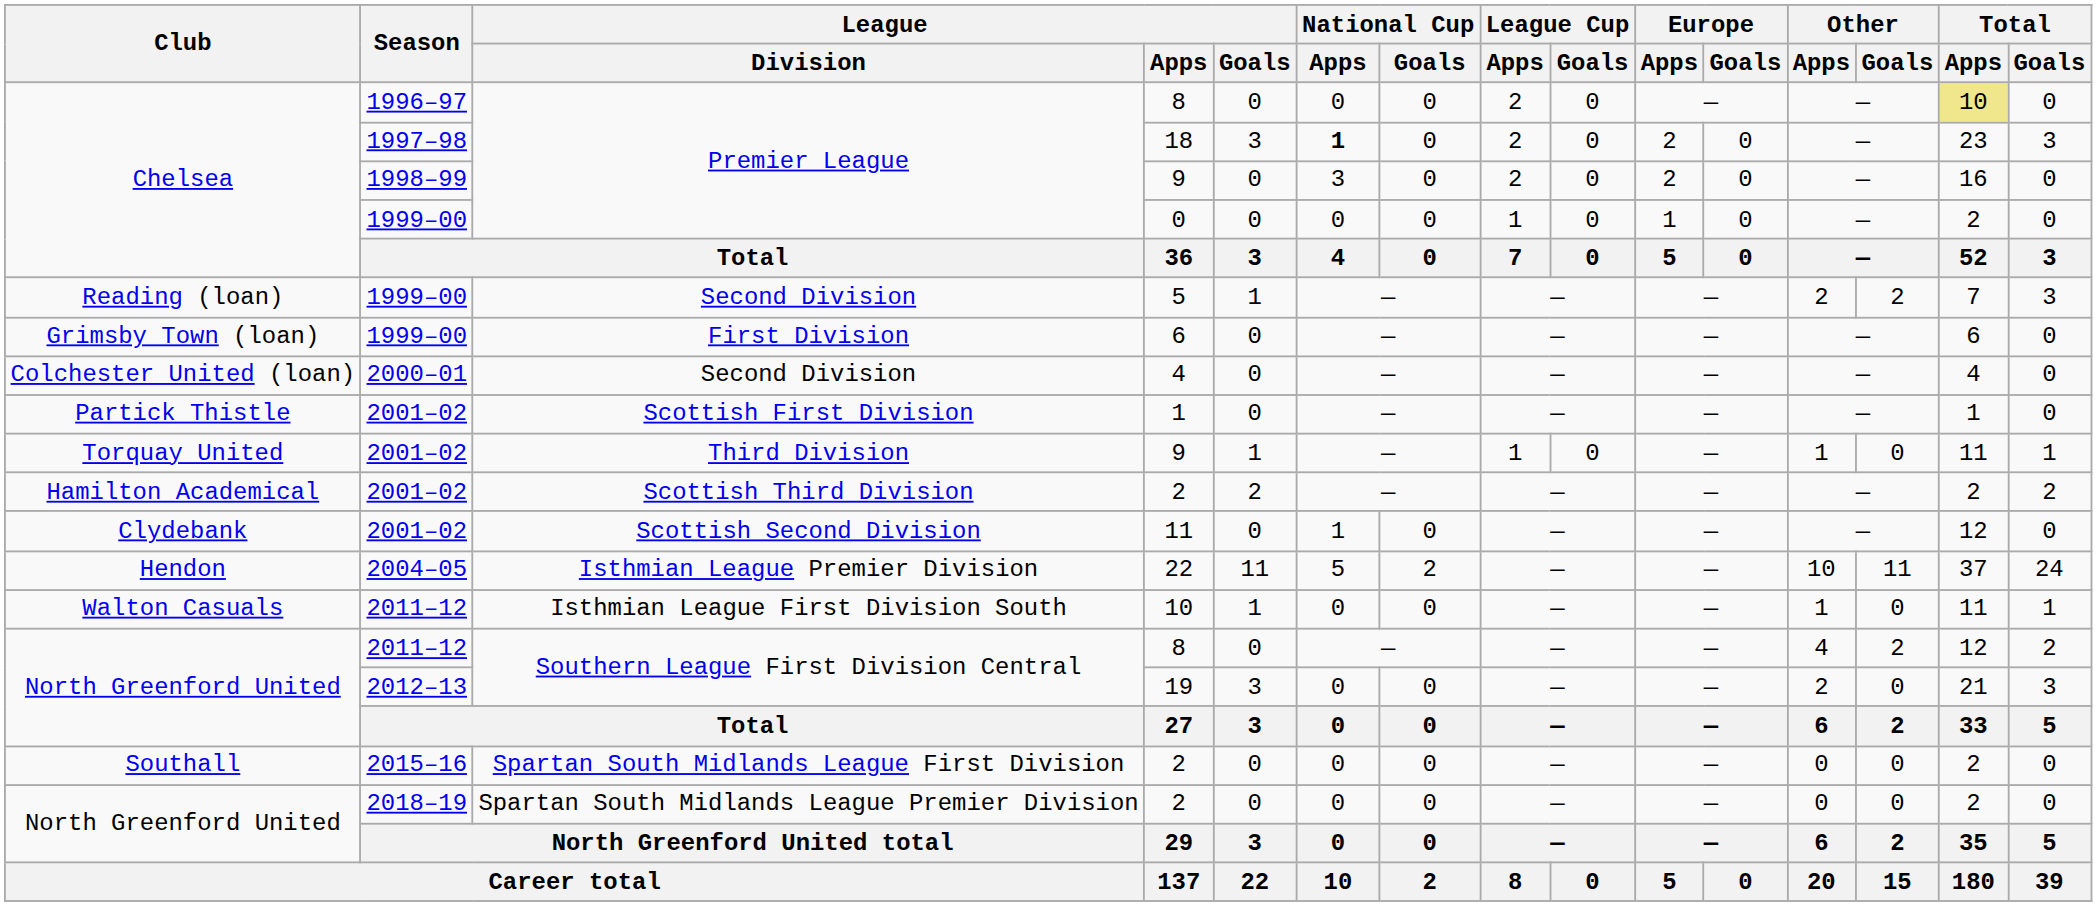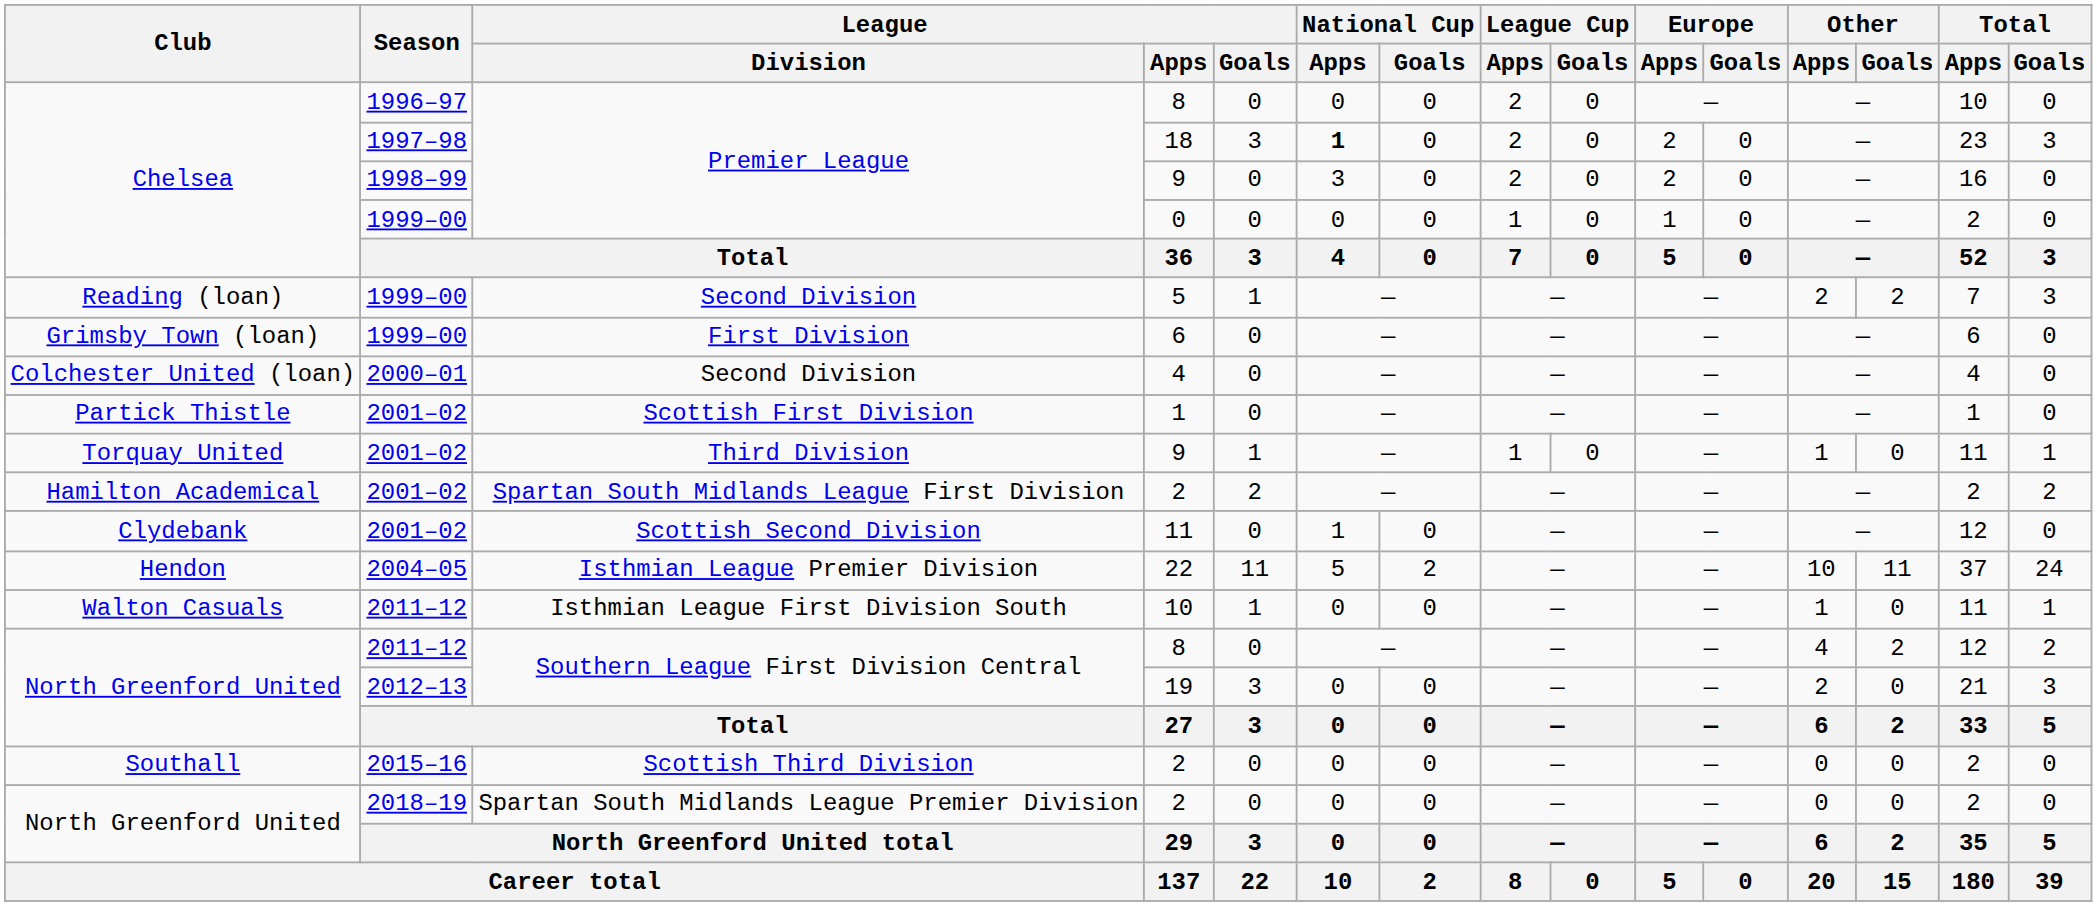(1973, 102) khaki background -> (1973, 102) no background
(809, 492) Scottish Third Division -> (809, 492) Spartan South Midlands League First Division
(809, 765) Spartan South Midlands League First Division -> (809, 765) Scottish Third Division
